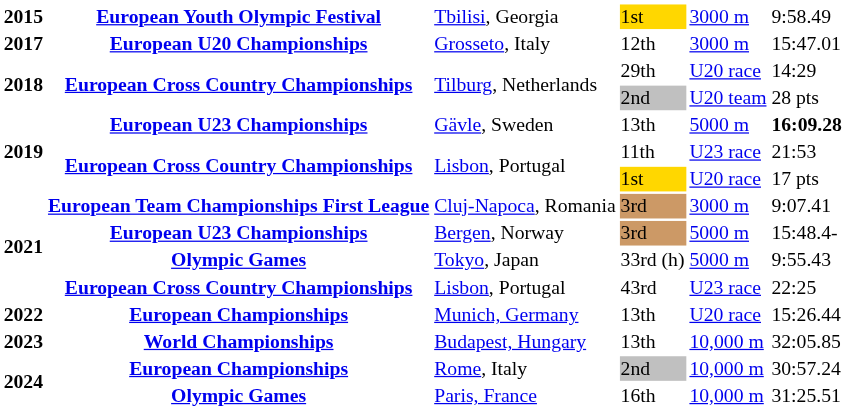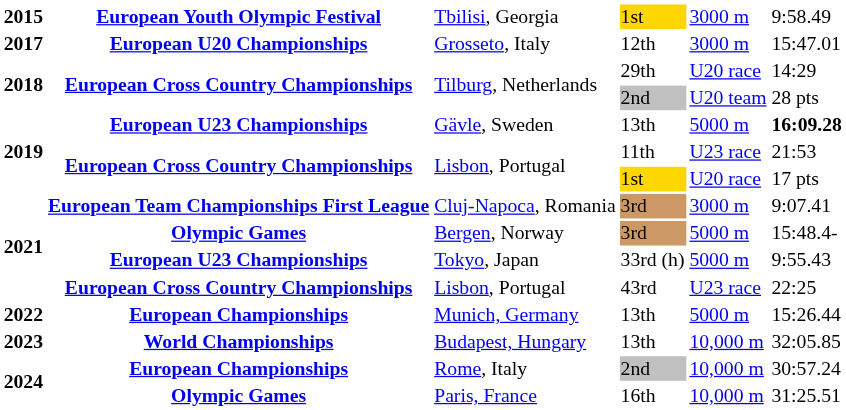(239, 233) European U23 Championships -> (239, 233) Olympic Games
(239, 260) Olympic Games -> (239, 260) European U23 Championships
(725, 314) U20 race -> (719, 314) 5000 m
